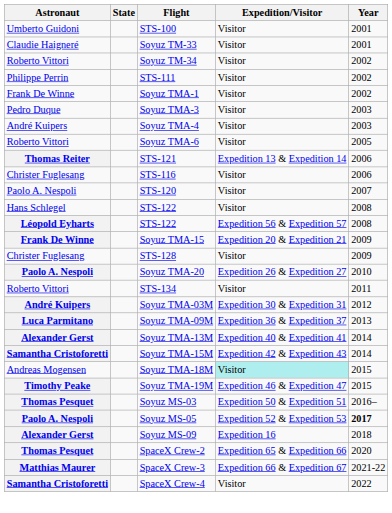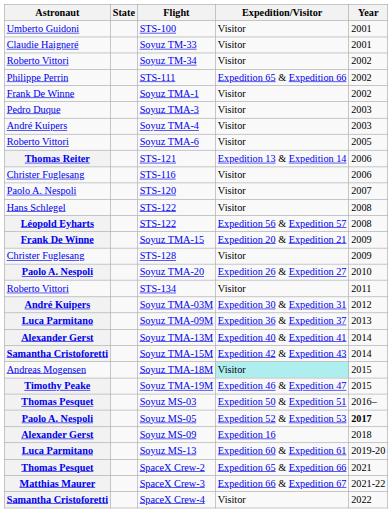(232, 77) Visitor -> (282, 77) Expedition 65 & Expedition 66
+ row: (57, 451)
(361, 451) 2020 -> (361, 467) 2021
